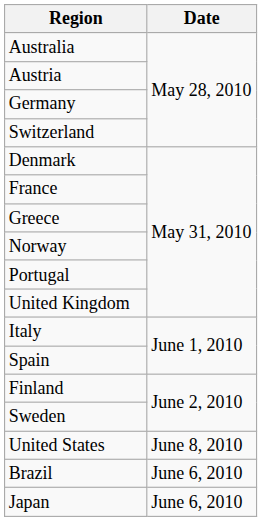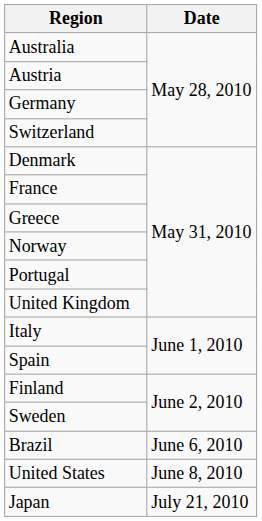rows swapped: (31, 473) <-> (57, 445)
(197, 501) June 6, 2010 -> (200, 501) July 21, 2010
